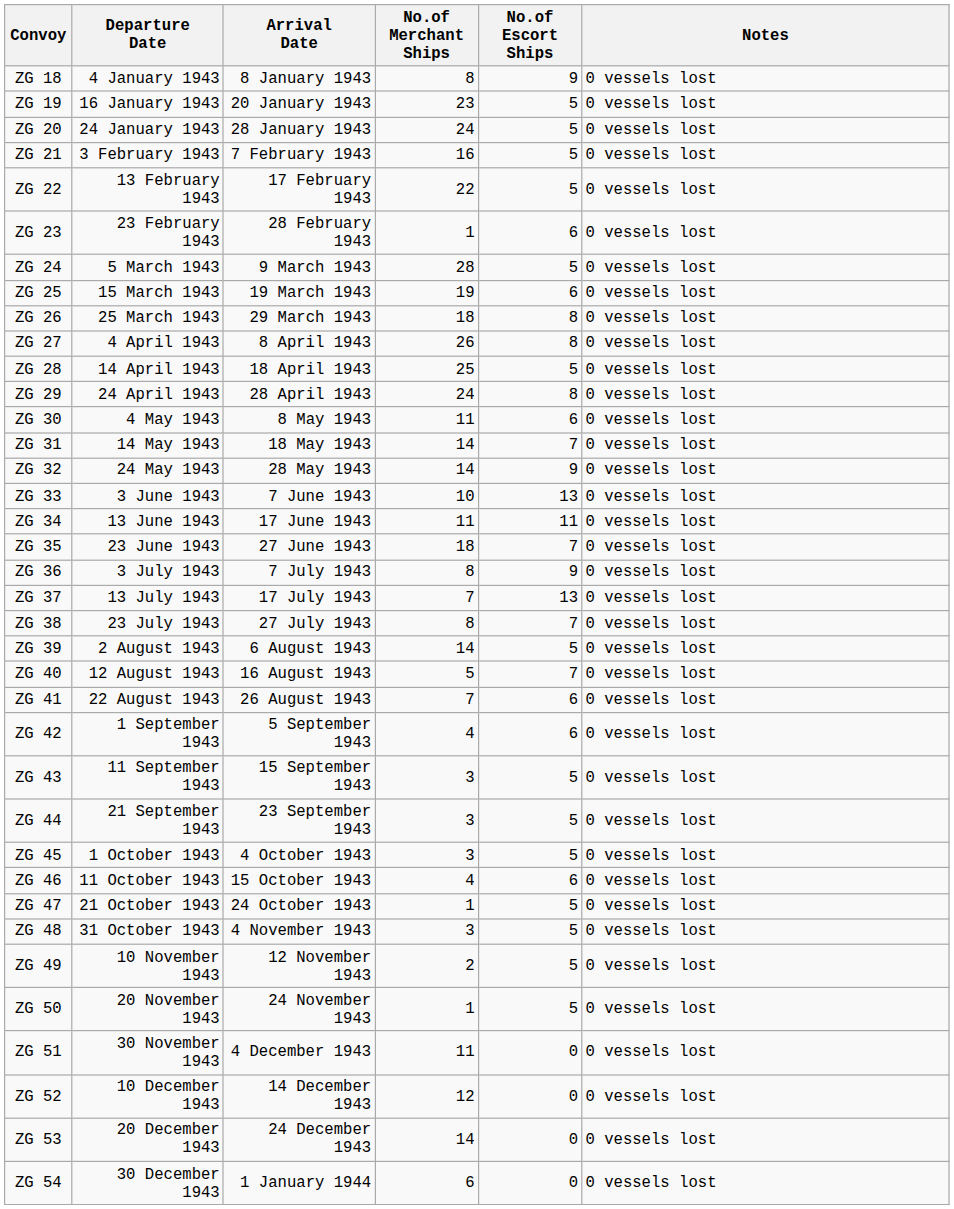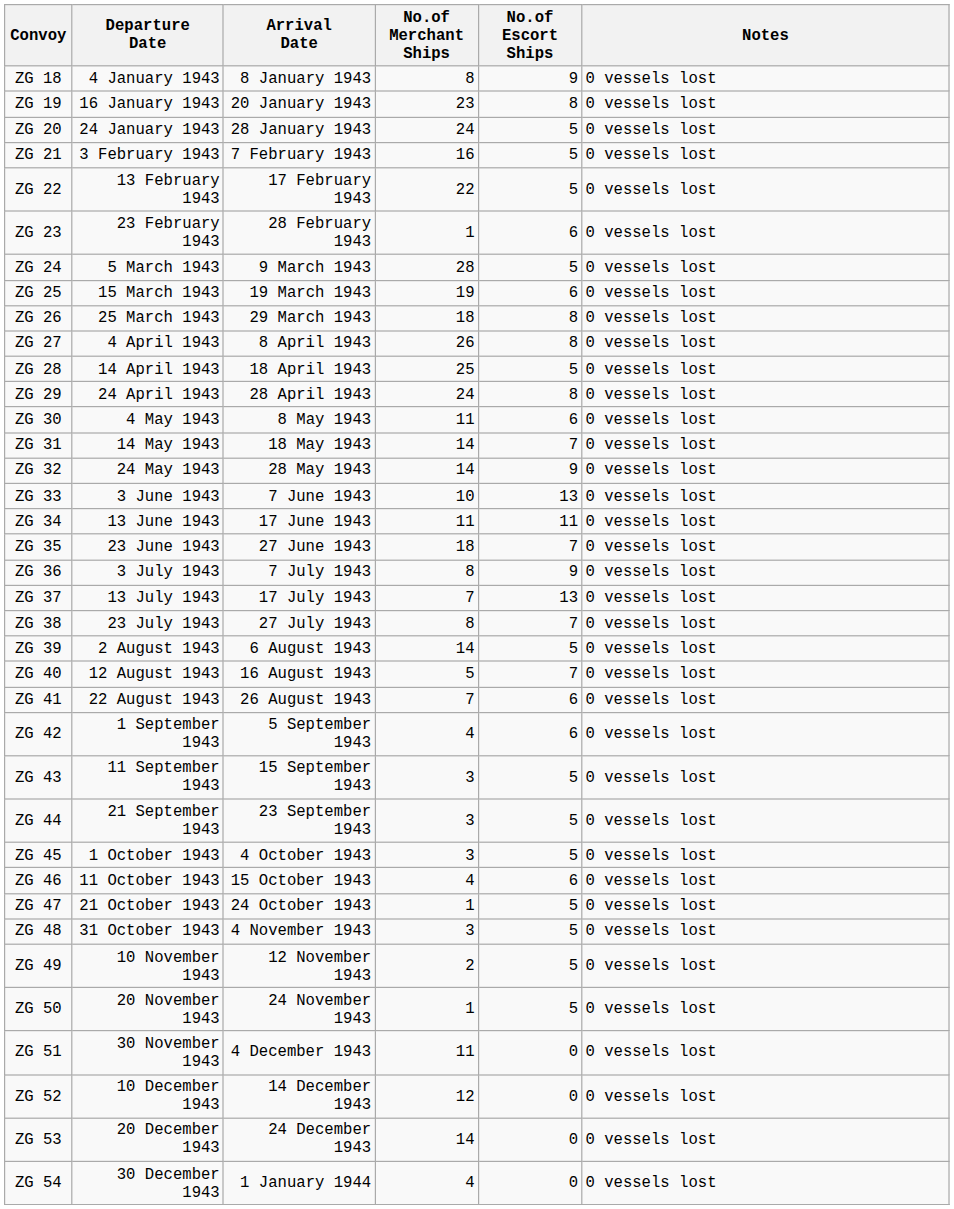(573, 104) 5 -> (573, 104) 8
(470, 1183) 6 -> (470, 1183) 4
